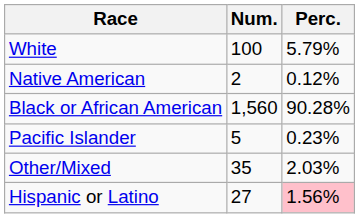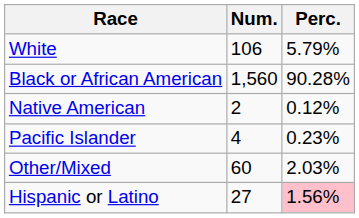(246, 49) 100 -> (246, 49) 106
rows swapped: (116, 108) <-> (77, 78)
(236, 138) 5 -> (236, 138) 4
(241, 167) 35 -> (241, 167) 60
